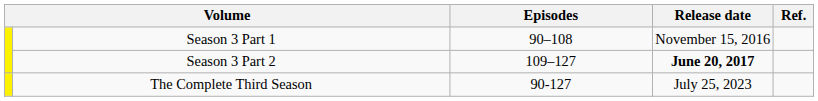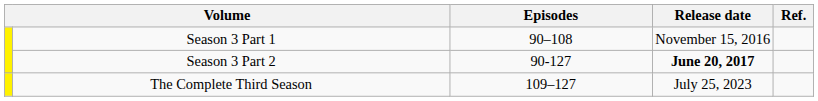(551, 61) 109–127 -> (551, 61) 90-127
(551, 84) 90-127 -> (551, 84) 109–127
